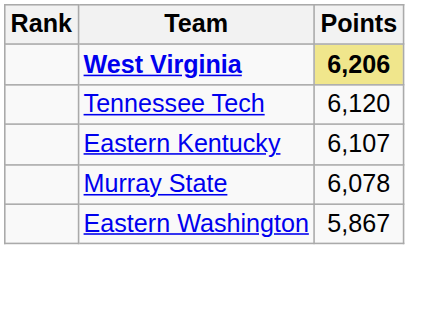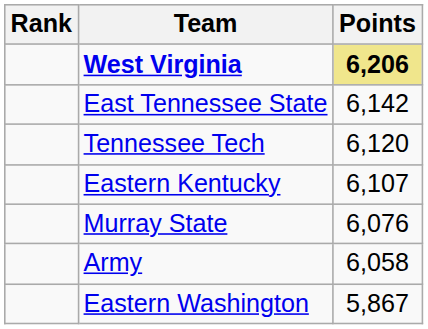+ row: (206, 104)
(359, 183) 6,078 -> (377, 223) 6,076
+ row: (113, 263)
